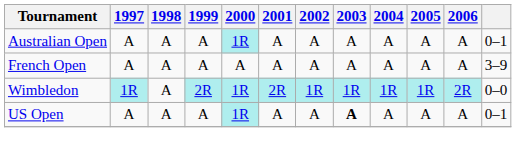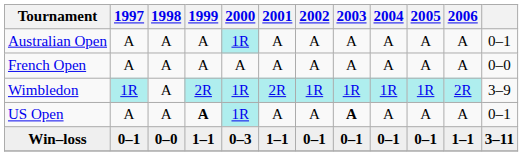(496, 65) 3–9 -> (499, 65) 0–0
(496, 89) 0–0 -> (499, 89) 3–9
(203, 113) normal -> (203, 113) bold
+ row: (57, 138)
